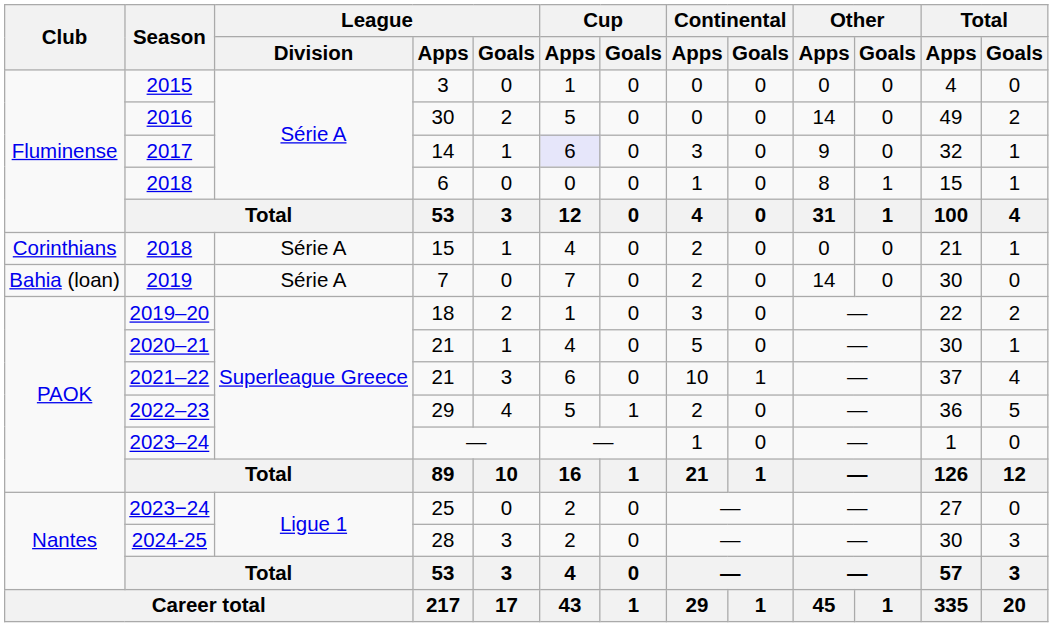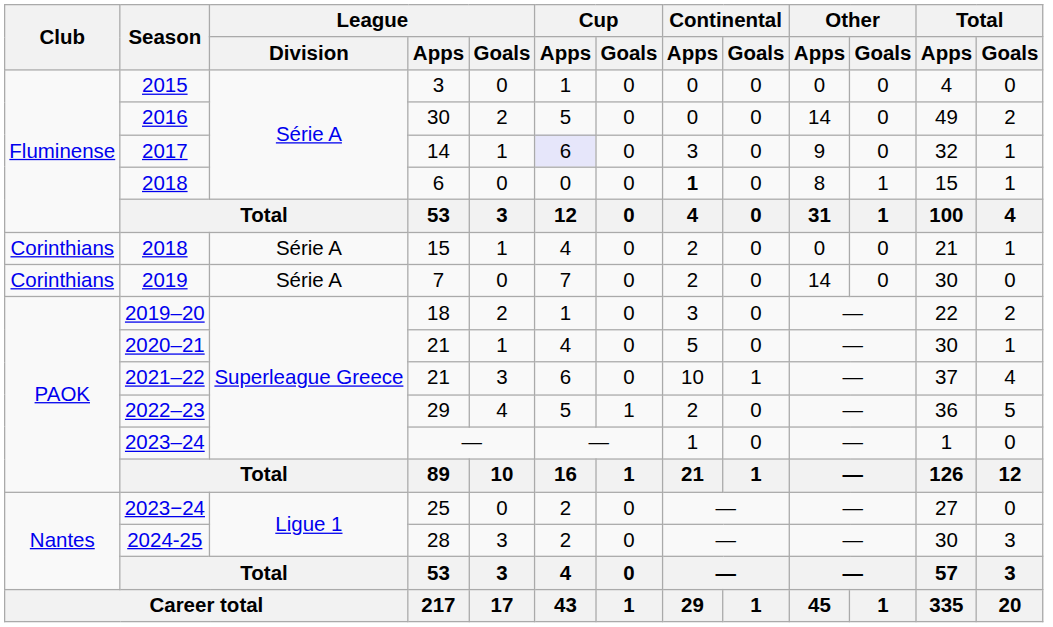(697, 183) normal -> (692, 183) bold
(65, 280) Bahia (loan) -> (62, 280) Corinthians
